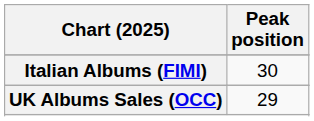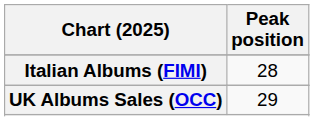(268, 70) 30 -> (268, 70) 28
